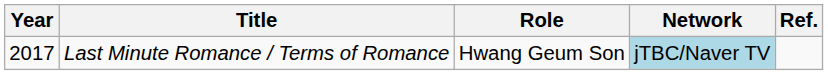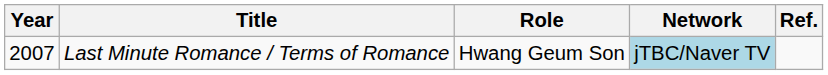(32, 52) 2017 -> (32, 52) 2007
